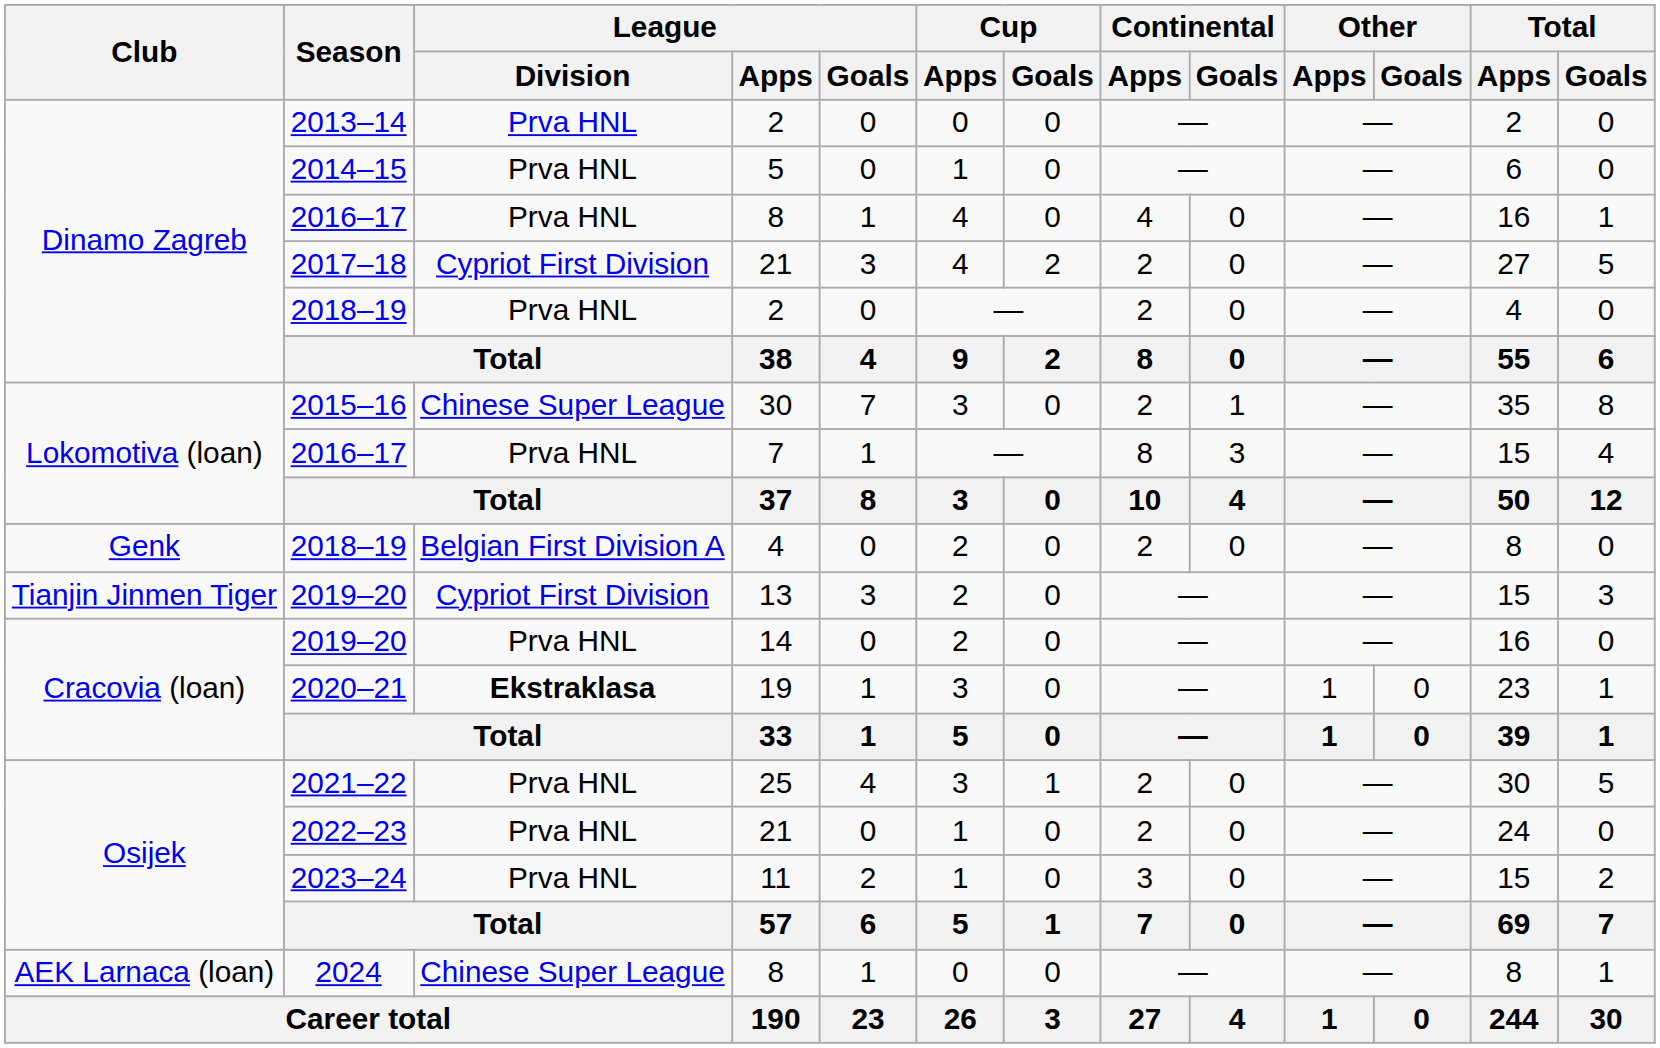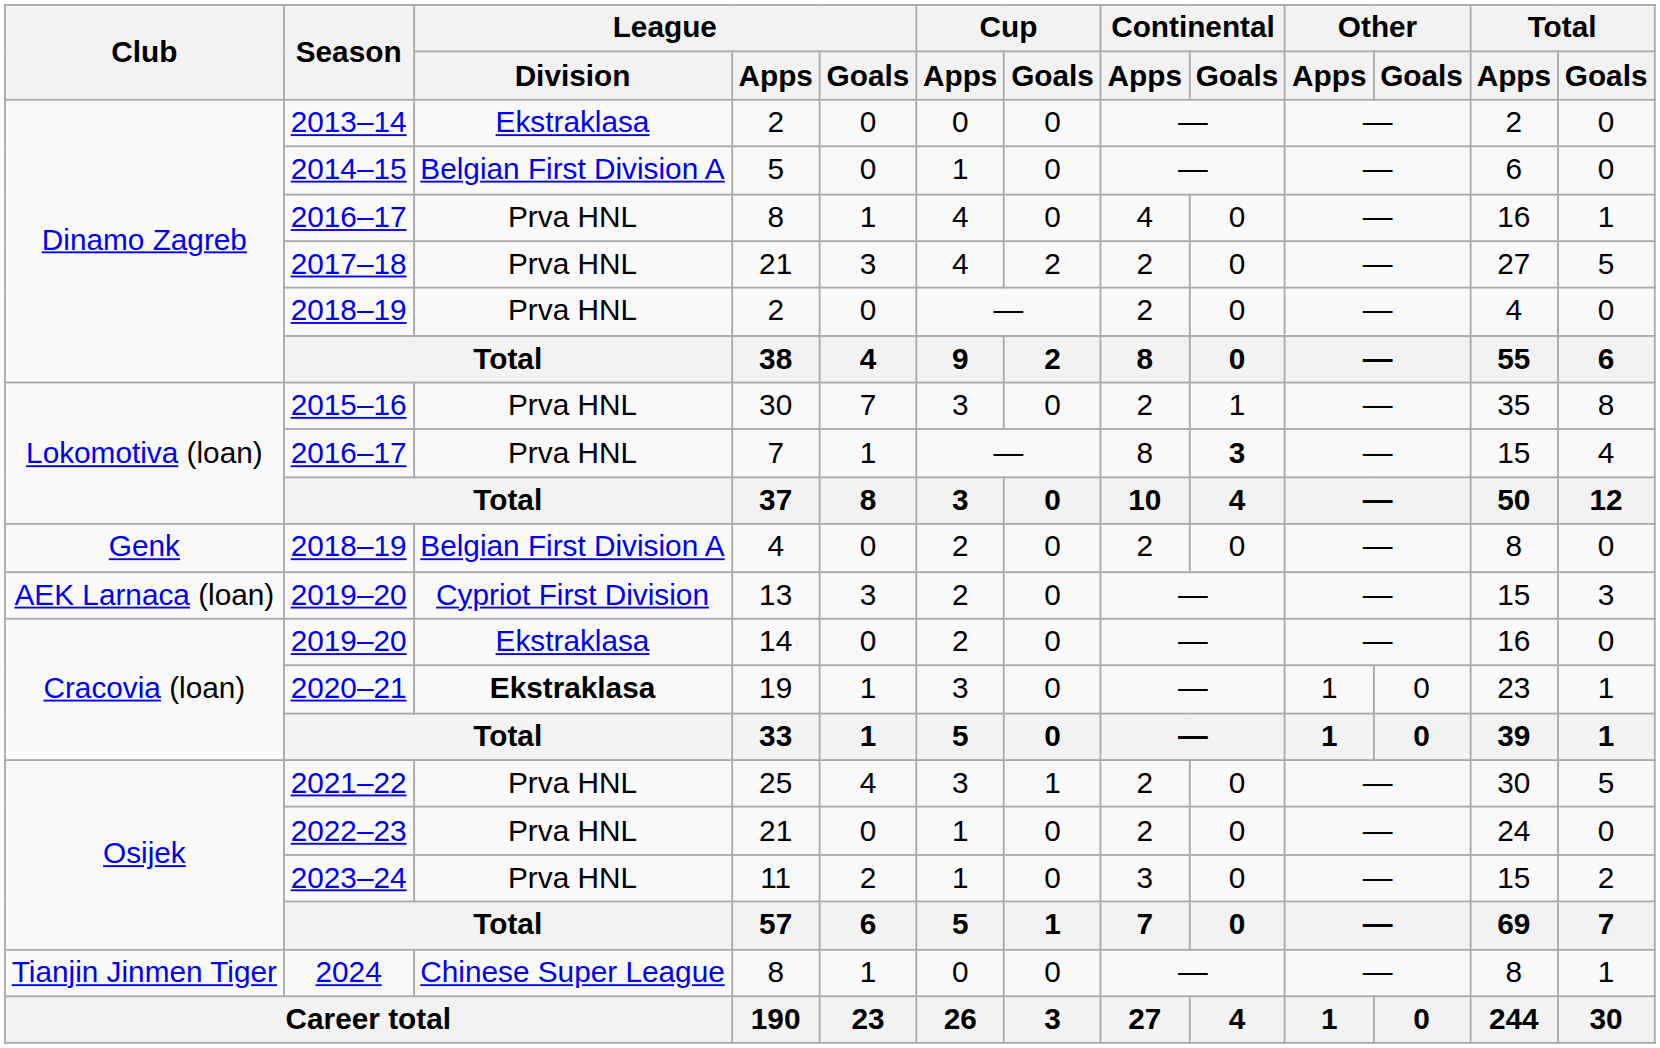(573, 122) Prva HNL -> (573, 122) Ekstraklasa
(573, 169) Prva HNL -> (573, 169) Belgian First Division A
(573, 264) Cypriot First Division -> (573, 264) Prva HNL
(573, 405) Chinese Super League -> (573, 405) Prva HNL
(1237, 452) normal -> (1237, 452) bold
(144, 594) Tianjin Jinmen Tiger -> (144, 594) AEK Larnaca (loan)
(573, 641) Prva HNL -> (573, 641) Ekstraklasa
(144, 972) AEK Larnaca (loan) -> (144, 972) Tianjin Jinmen Tiger
